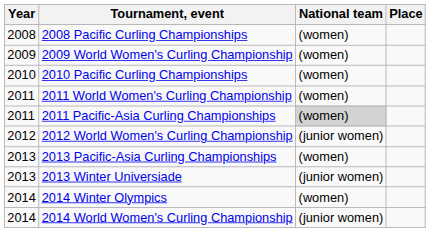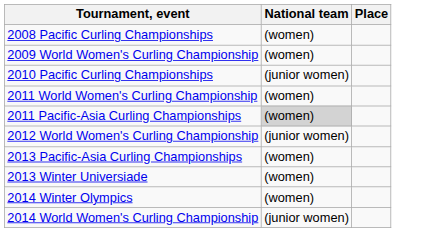- column: (22, 14)
(324, 75) (women) -> (307, 75) (junior women)
(341, 177) (junior women) -> (289, 177) (women)
